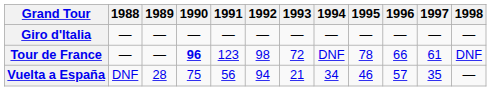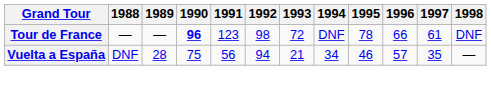- row: (56, 34)
